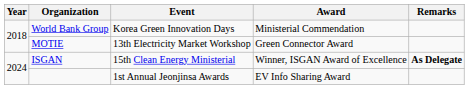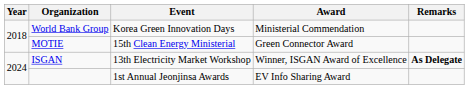(182, 44) 13th Electricity Market Workshop -> (174, 44) 15th Clean Energy Ministerial
(174, 60) 15th Clean Energy Ministerial -> (182, 60) 13th Electricity Market Workshop
